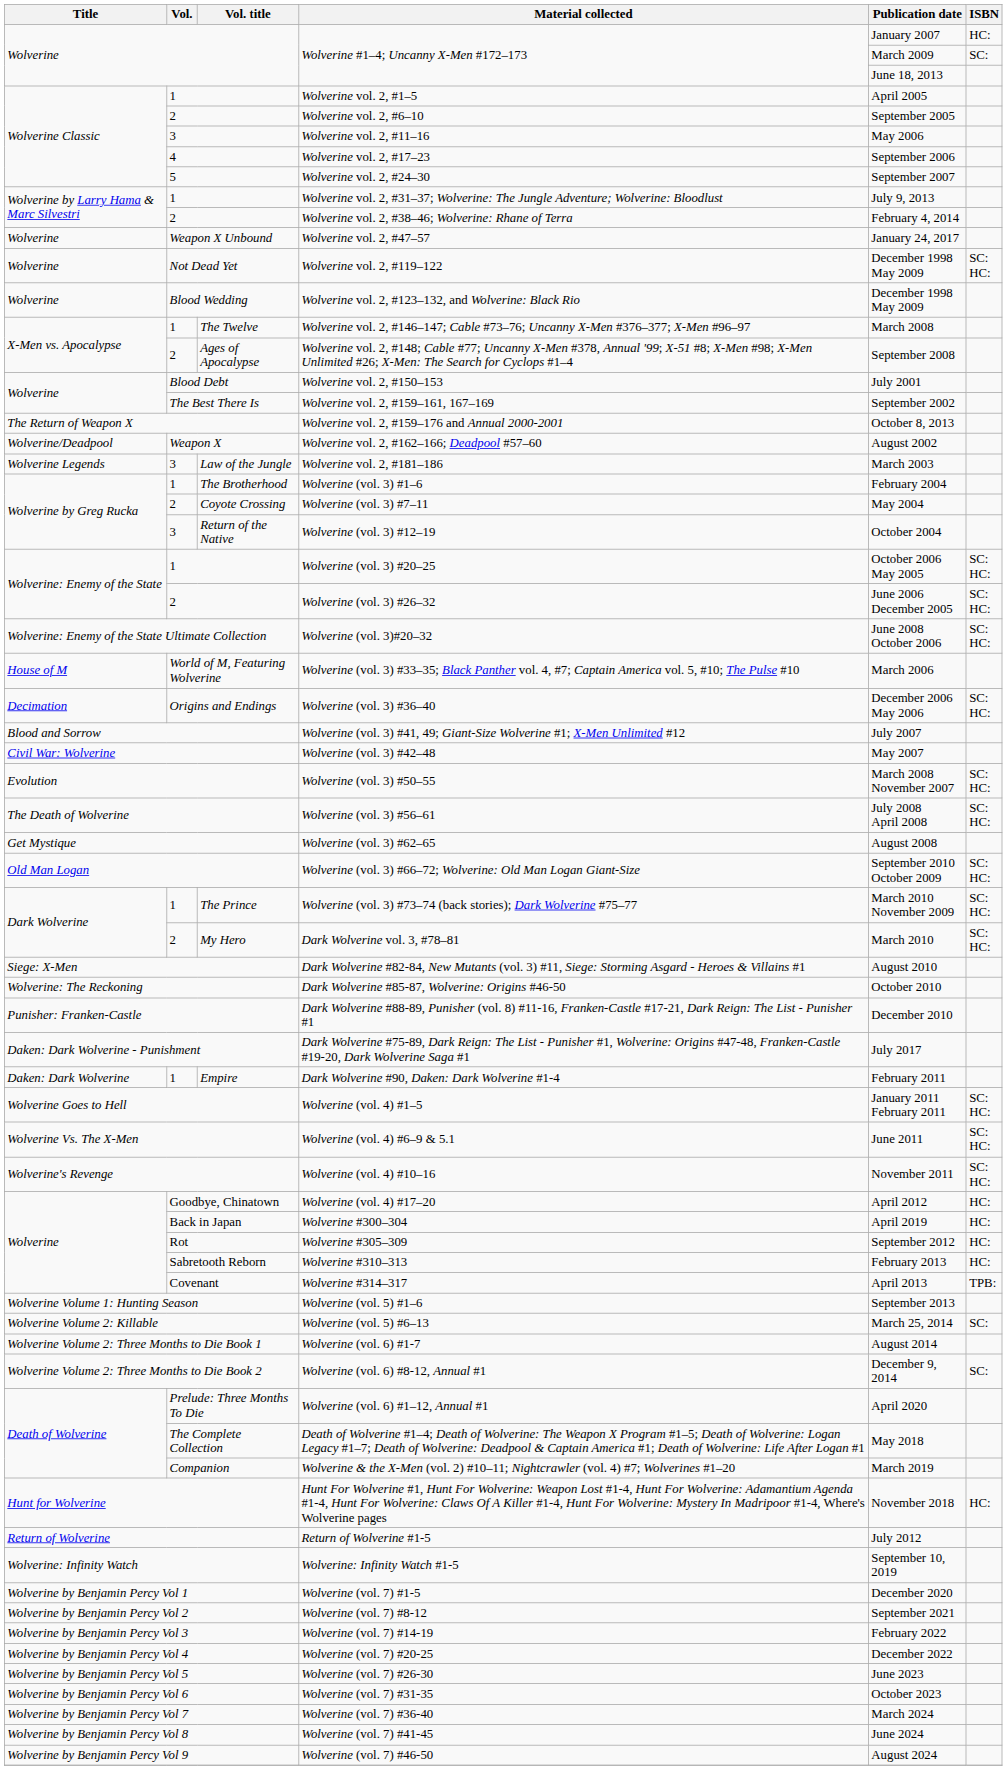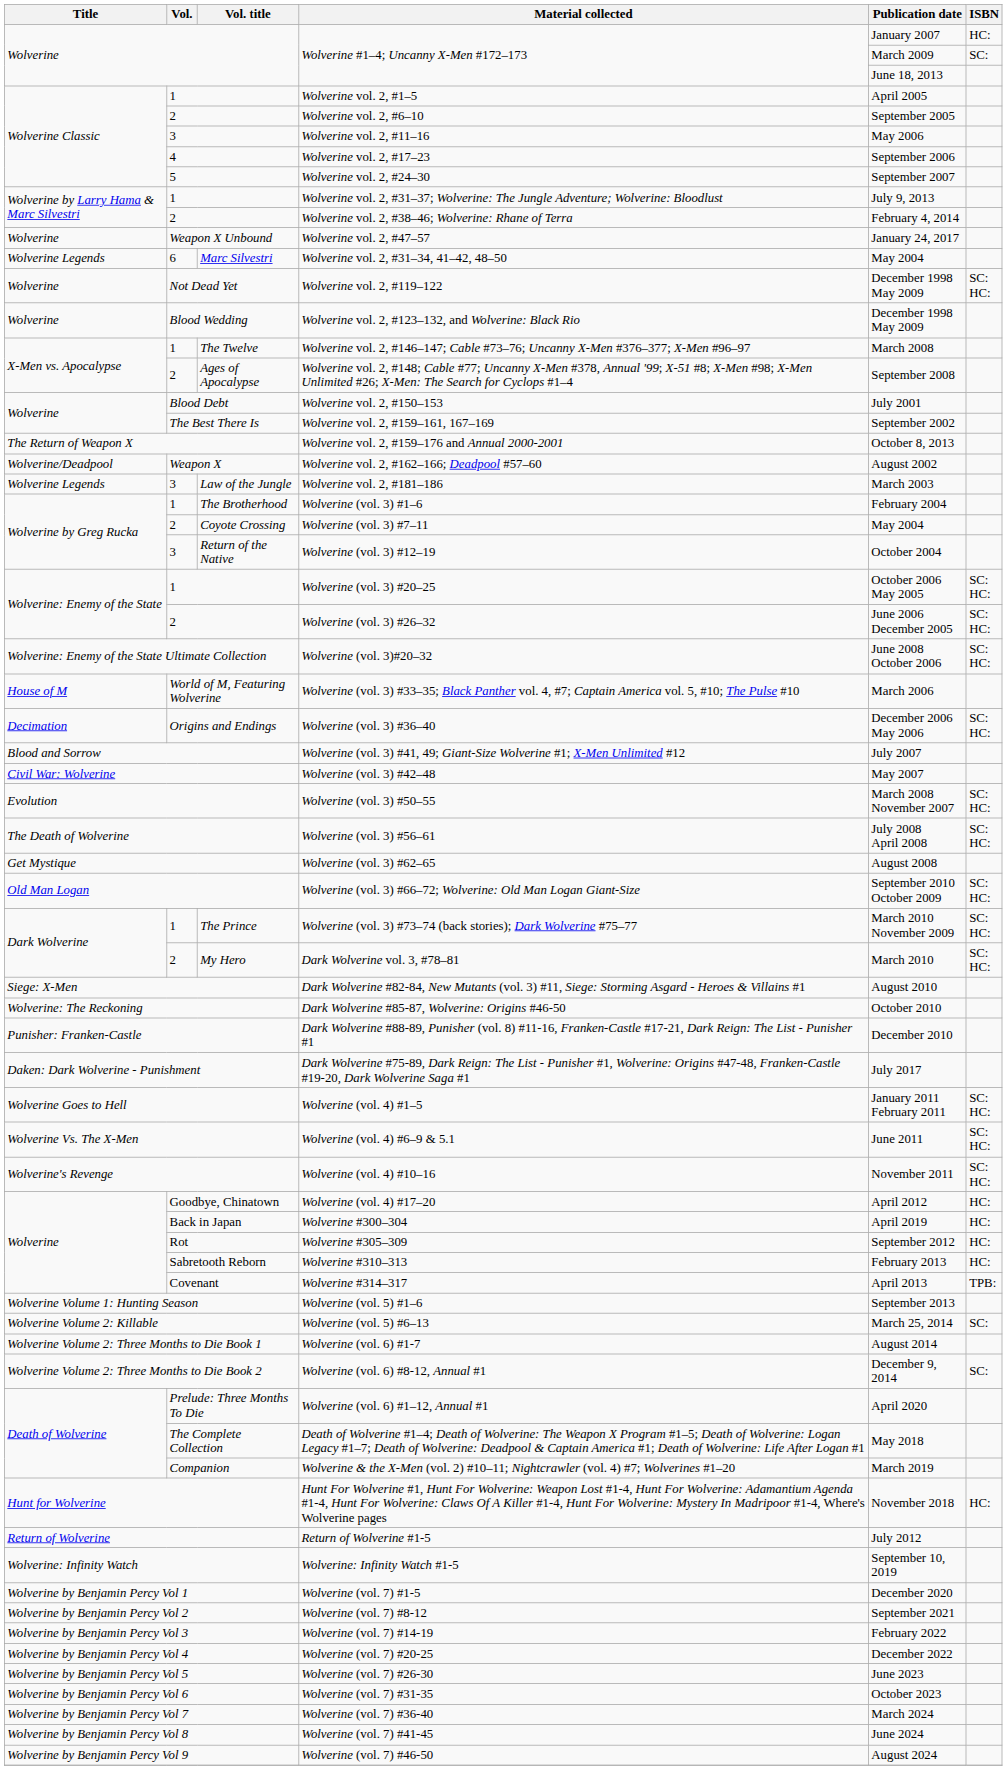+ row: (236, 258)
- row: (219, 1077)
